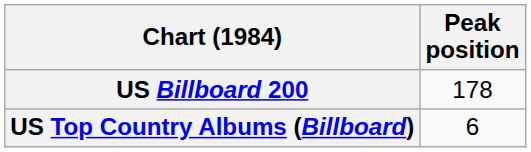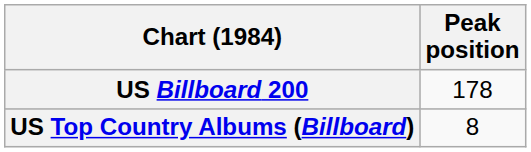(472, 127) 6 -> (472, 127) 8
